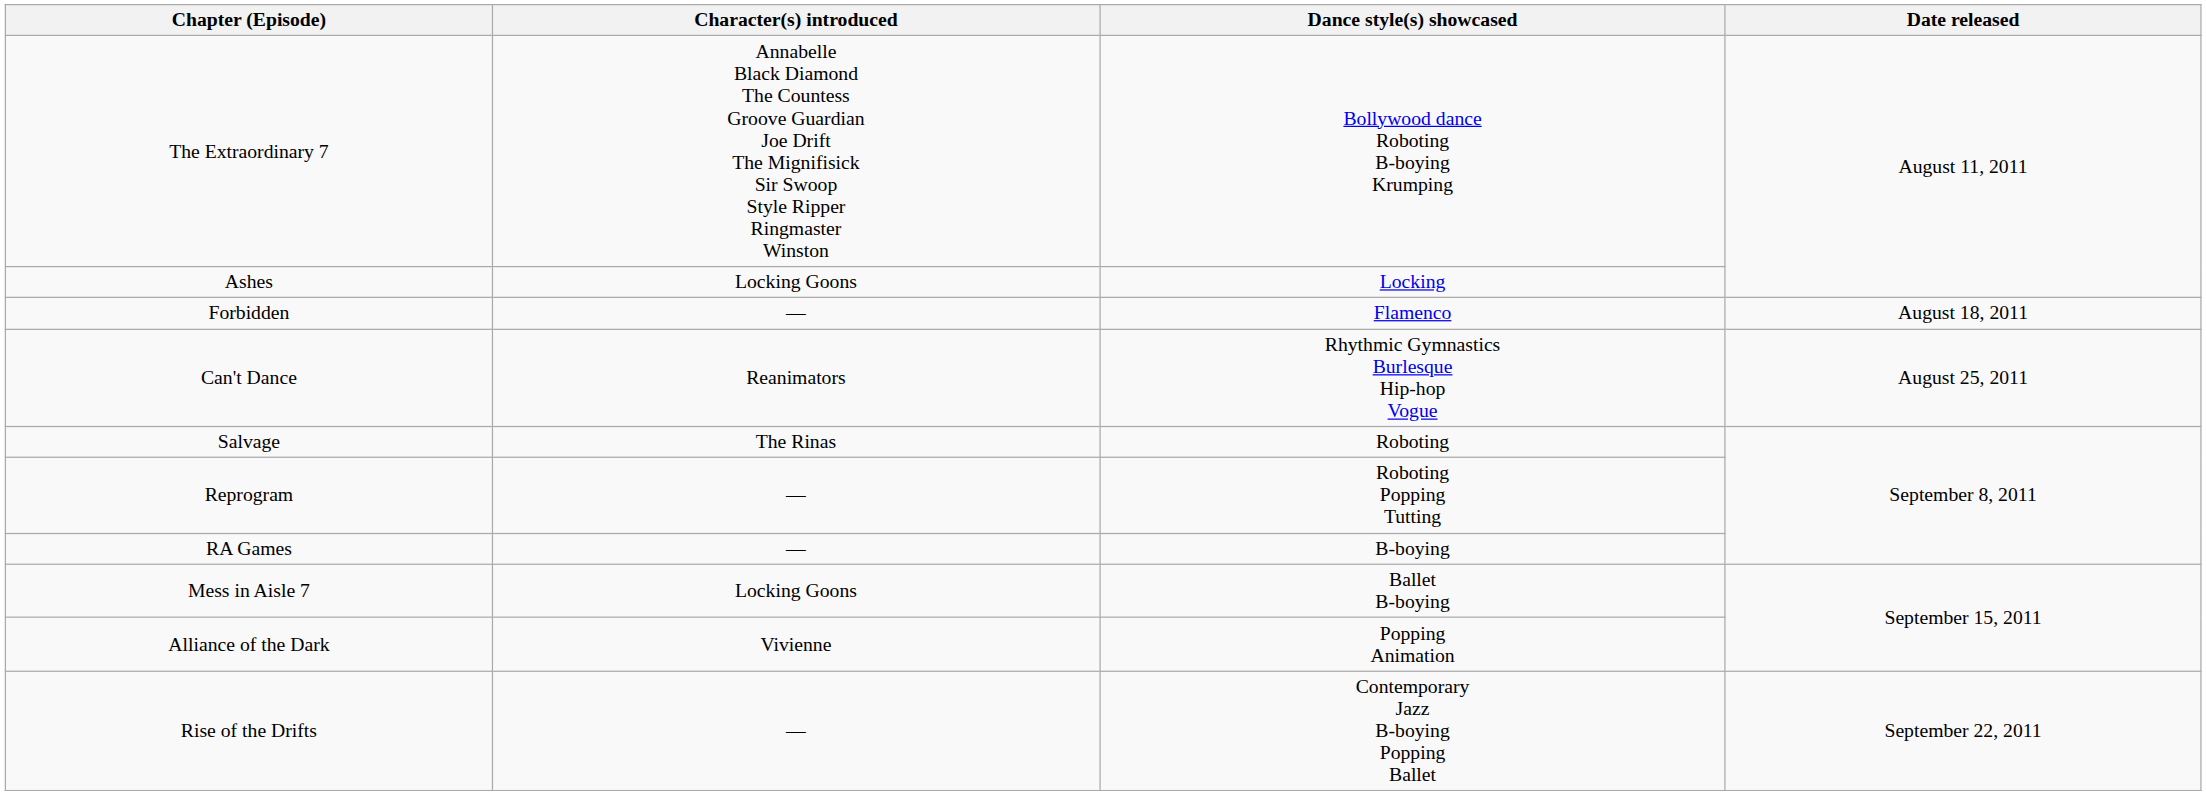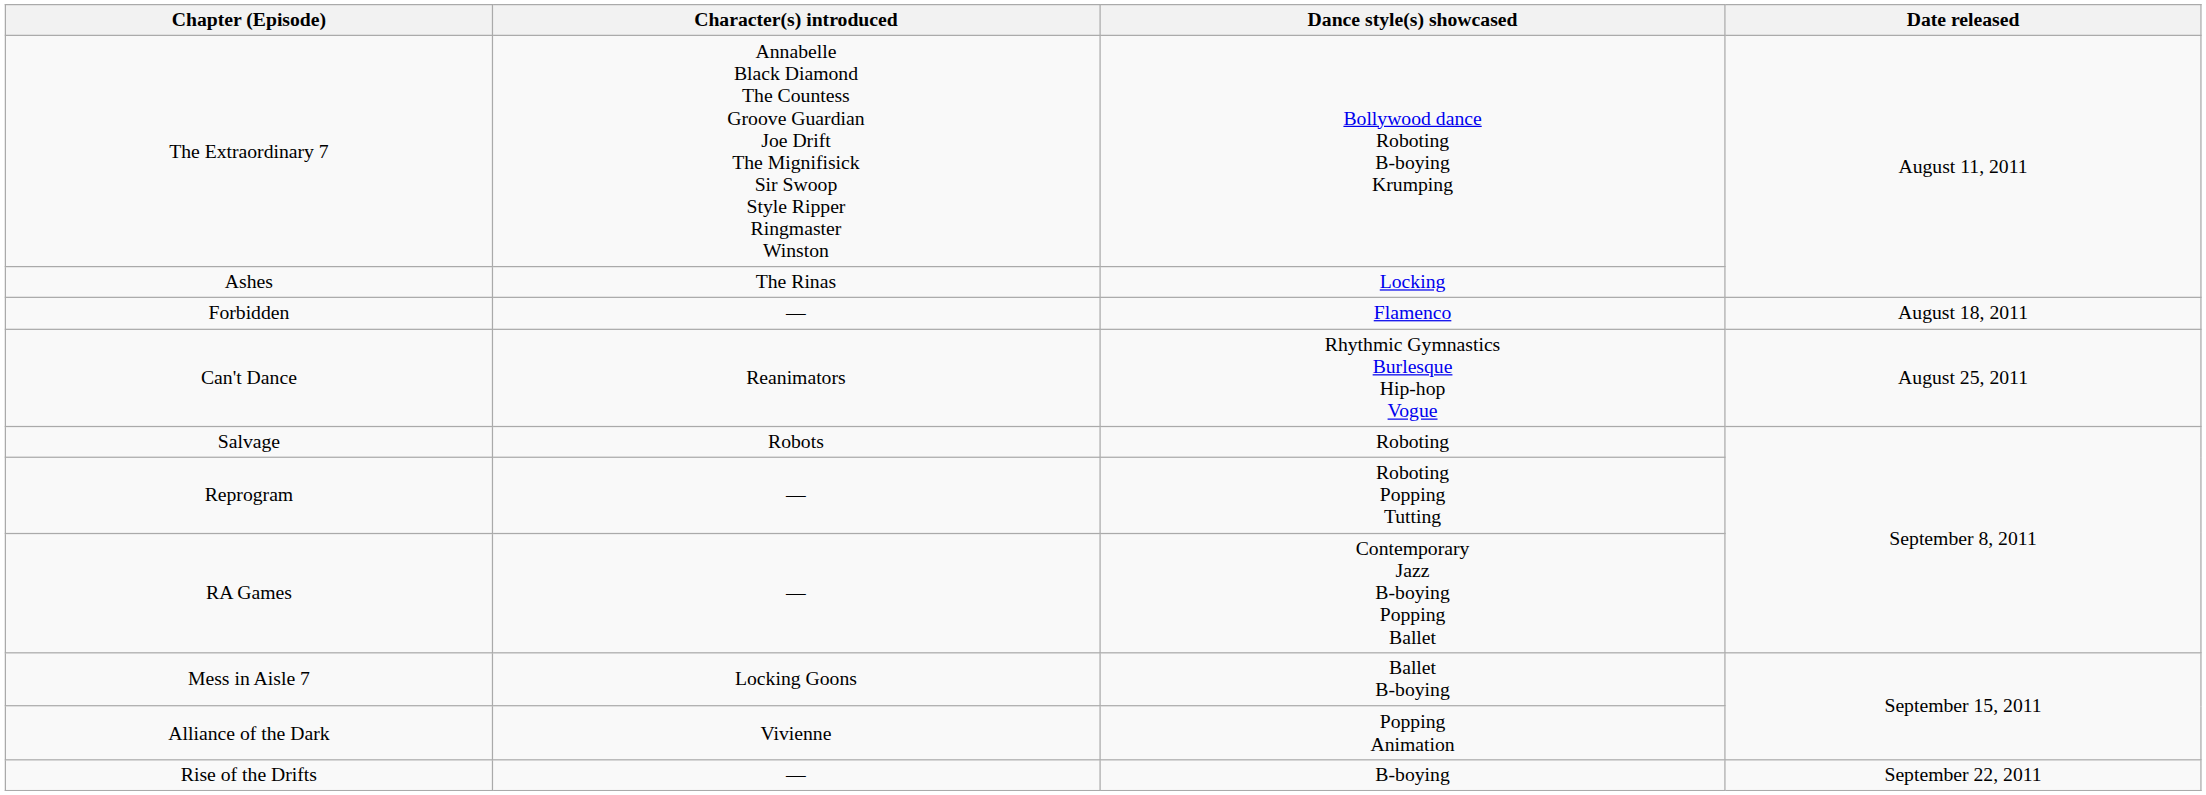(796, 281) Locking Goons -> (796, 281) The Rinas
(796, 441) The Rinas -> (796, 441) Robots
(1413, 548) B-boying -> (1413, 592) Contemporary Jazz B-boying Popping Ballet
(1413, 730) Contemporary Jazz B-boying Popping Ballet -> (1413, 775) B-boying
